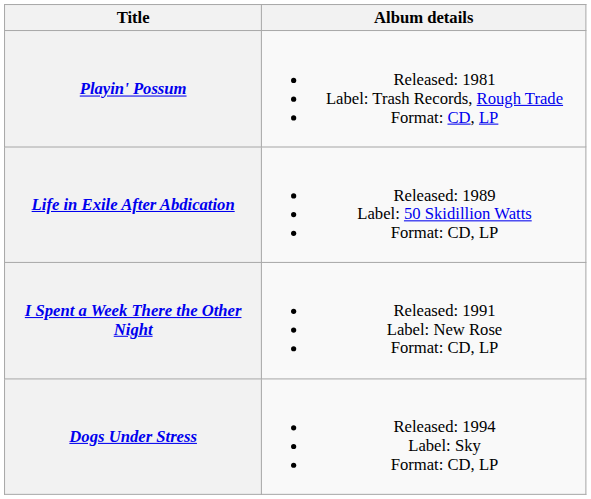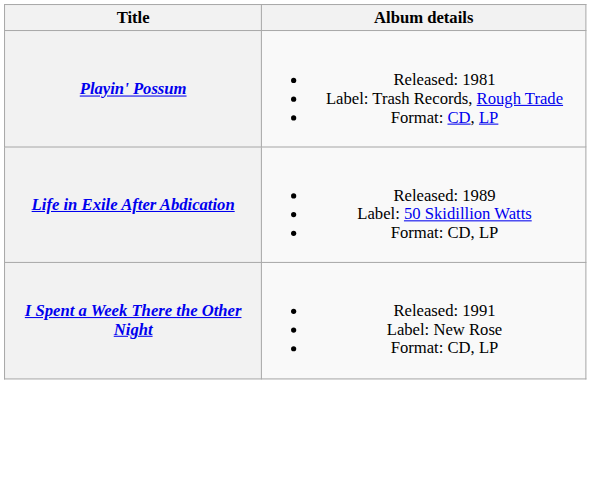- row: (133, 436)
